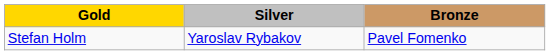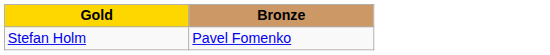- column: (274, 15)
